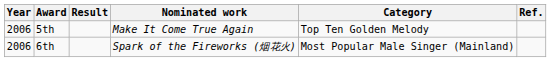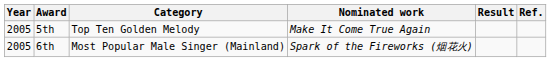columns swapped: (408, 13) <-> (90, 13)
(19, 29) 2006 -> (19, 29) 2005
(19, 47) 2006 -> (19, 47) 2005
